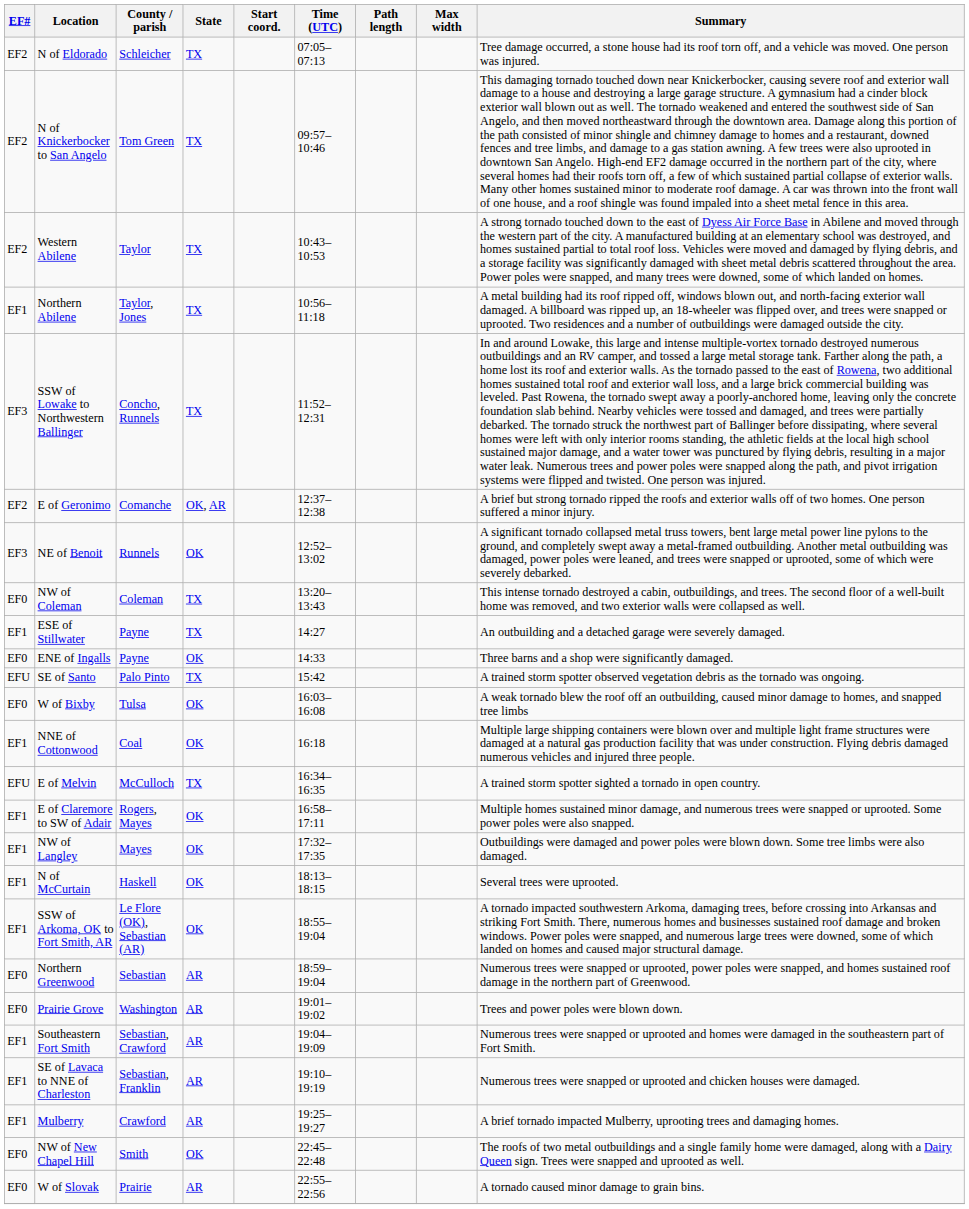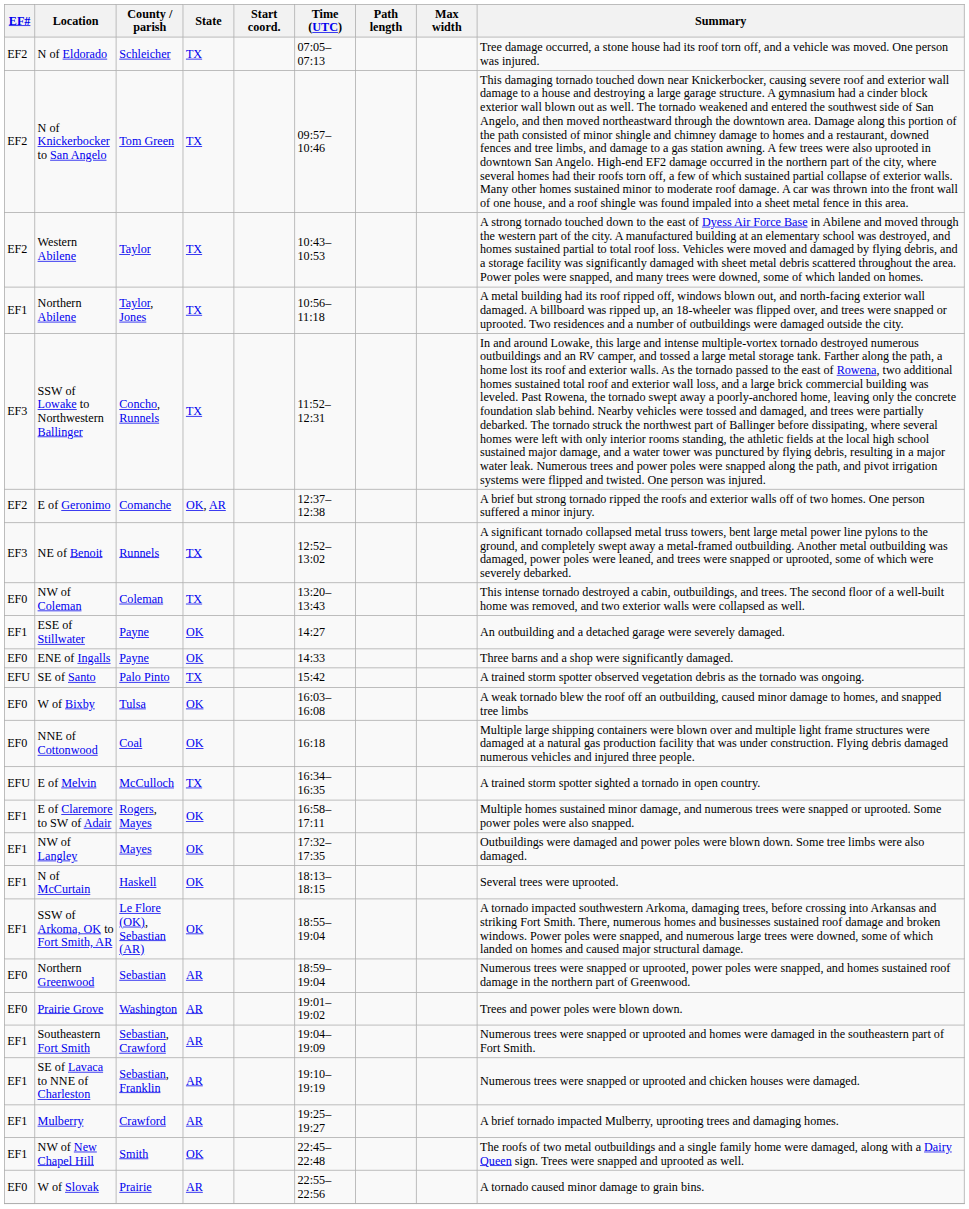(195, 552) OK -> (194, 552) TX
(194, 632) TX -> (195, 632) OK
(17, 743) EF1 -> (17, 743) EF0
(17, 1154) EF0 -> (17, 1154) EF1
